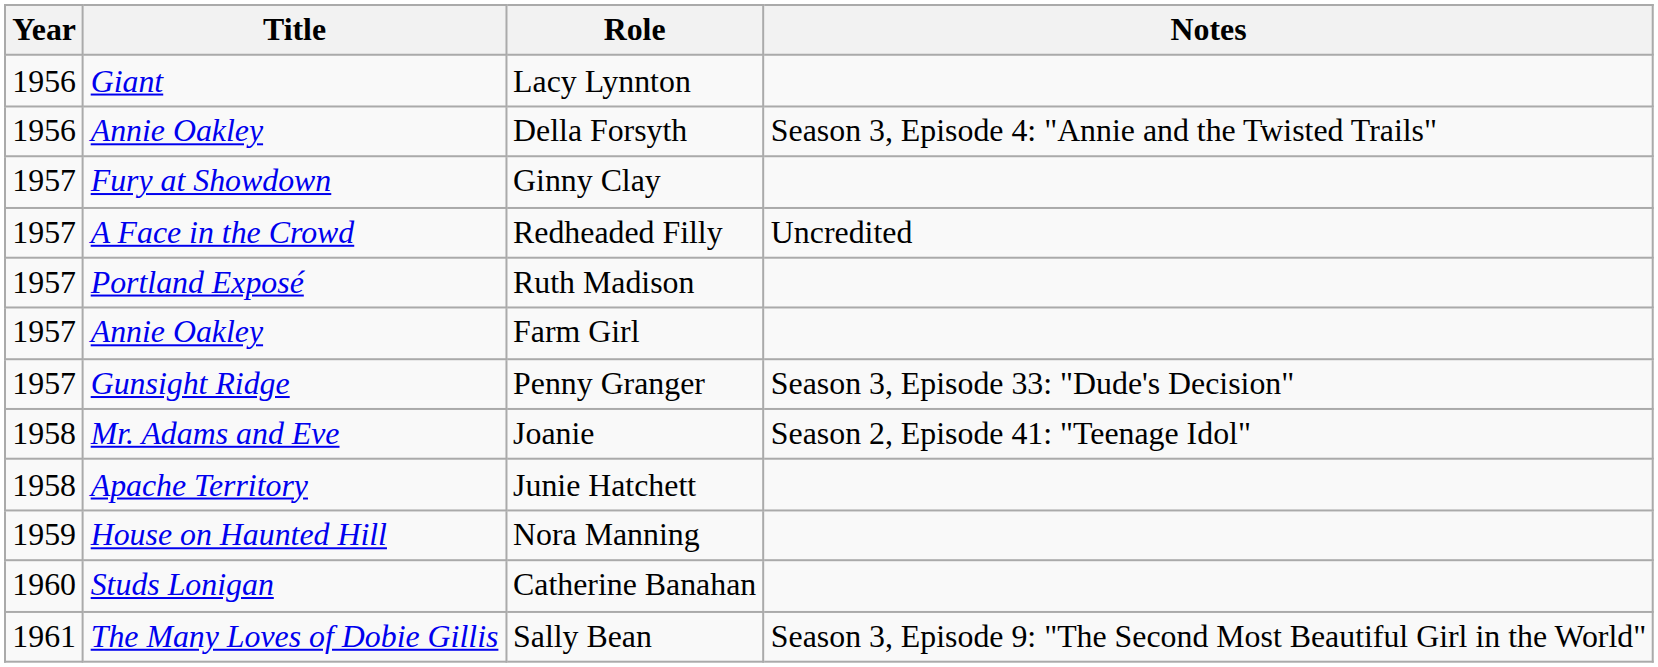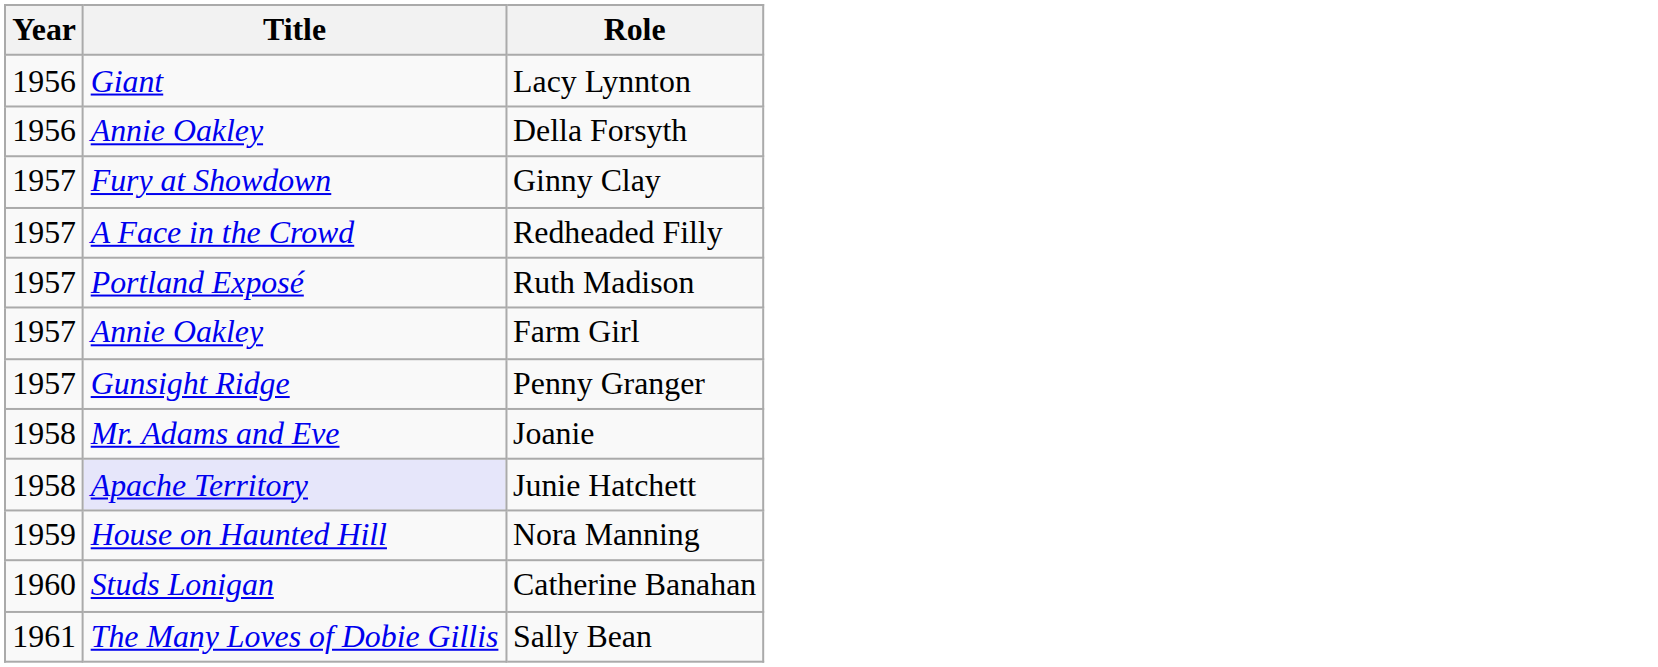- column: (1209, 29)
(199, 484) no background -> (199, 484) lavender background
